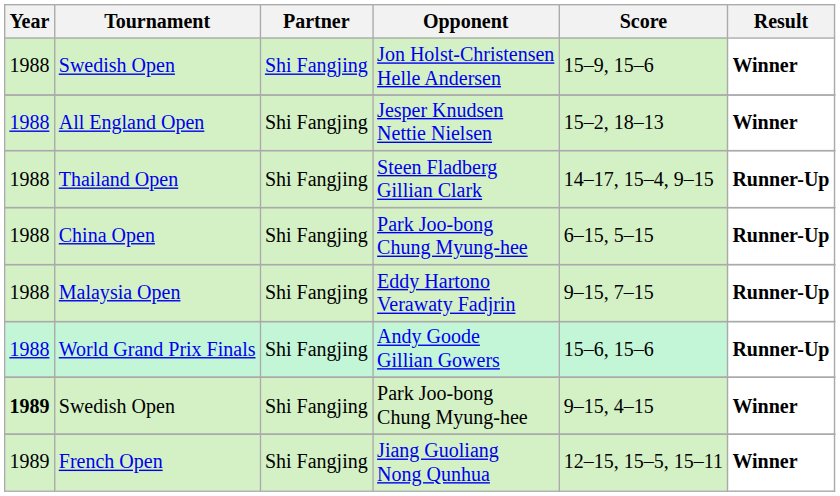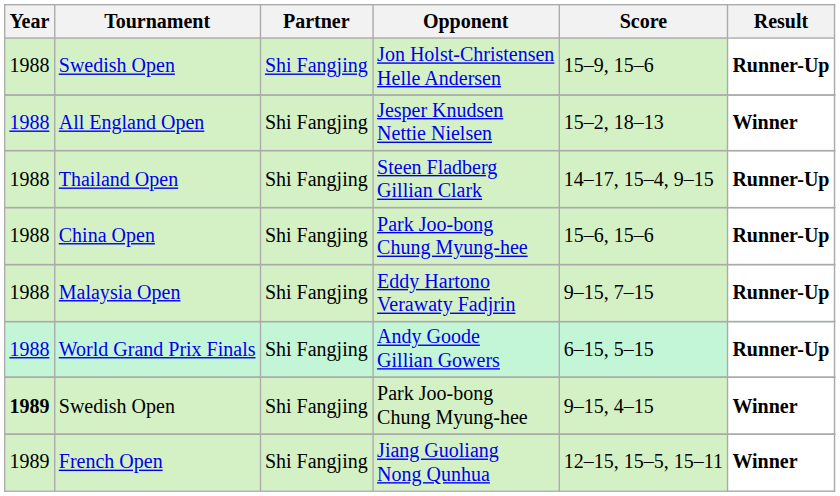(765, 66) Winner -> (781, 66) Runner-Up
(609, 236) 6–15, 5–15 -> (609, 236) 15–6, 15–6
(609, 349) 15–6, 15–6 -> (609, 349) 6–15, 5–15
